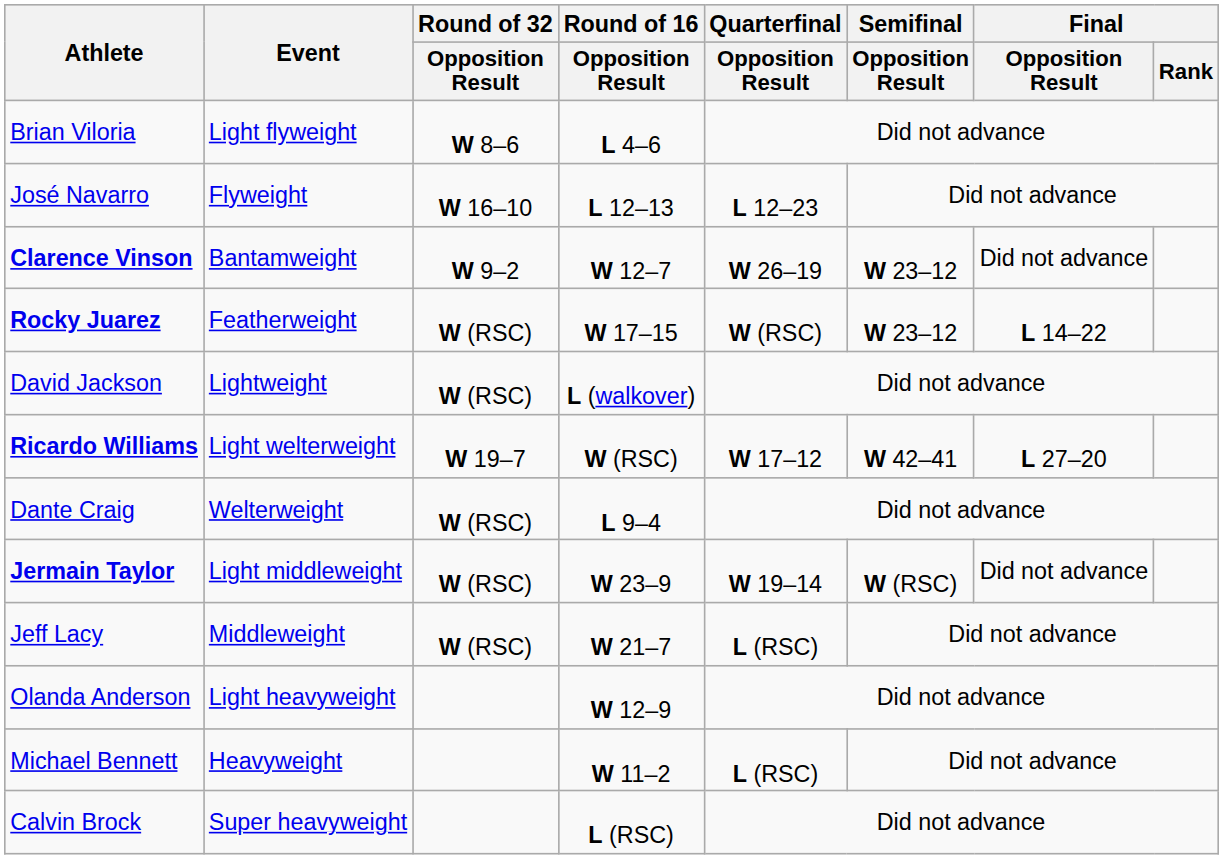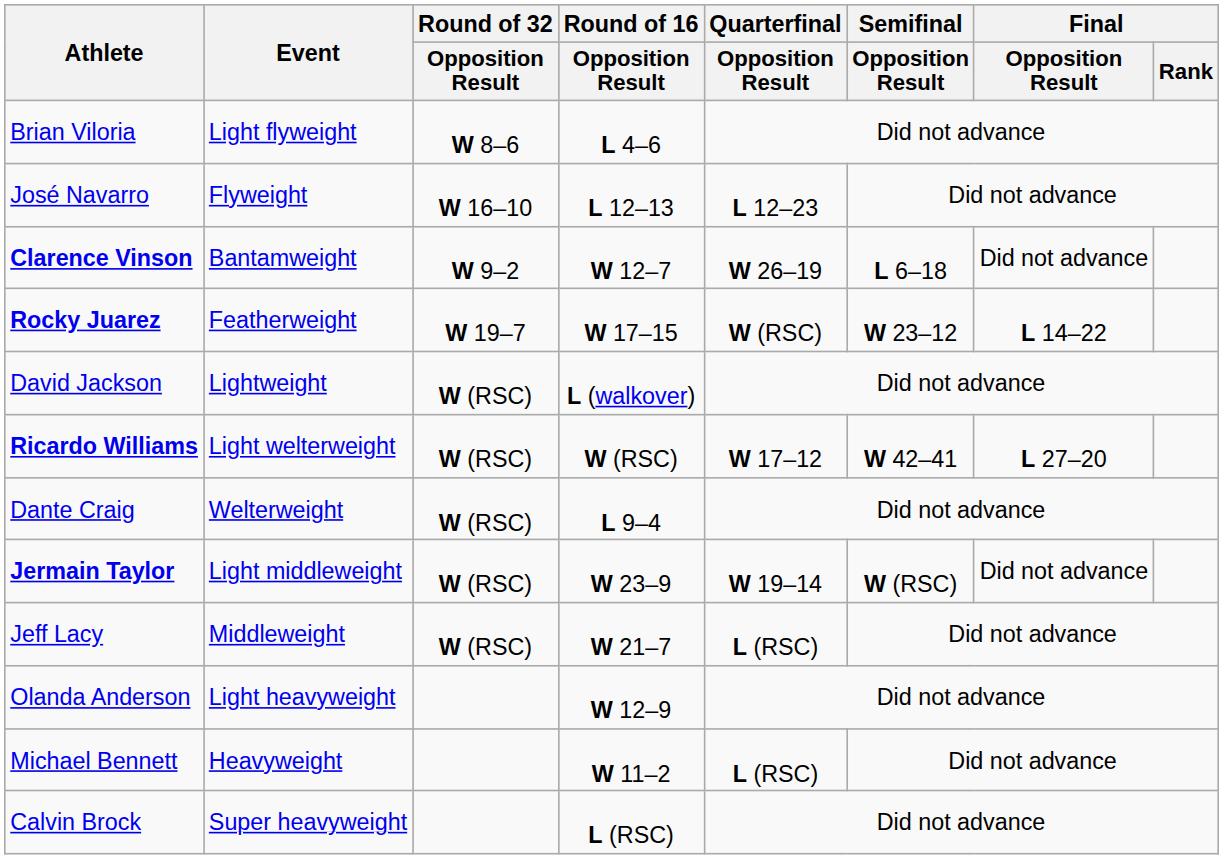(911, 271) W 23–12 -> (911, 271) L 6–18
(485, 334) W (RSC) -> (485, 334) W 19–7
(485, 459) W 19–7 -> (485, 459) W (RSC)
